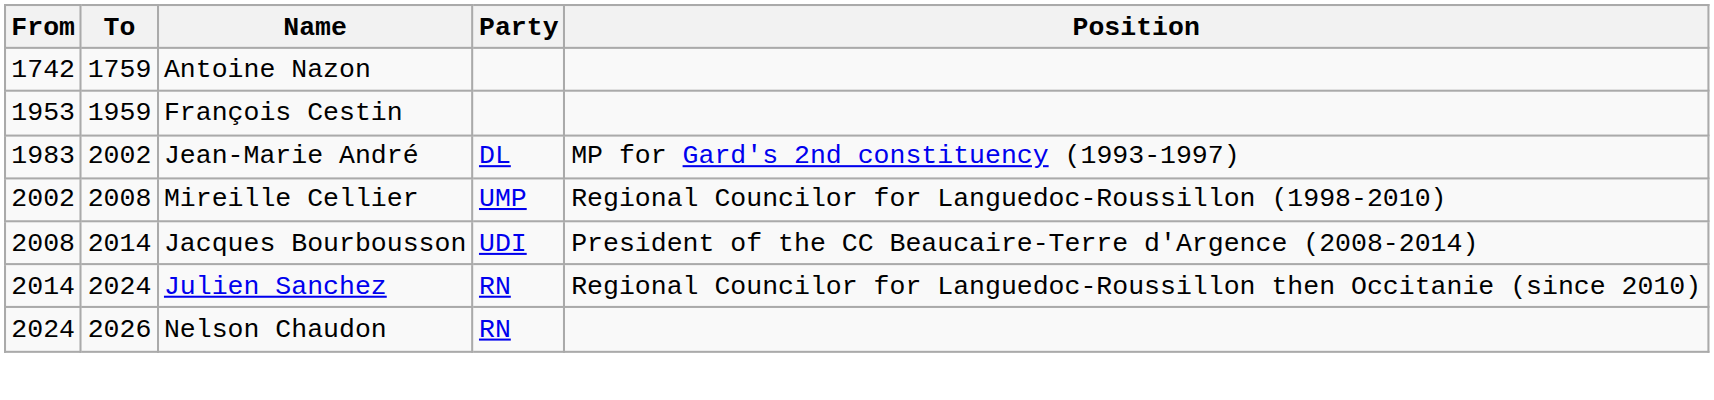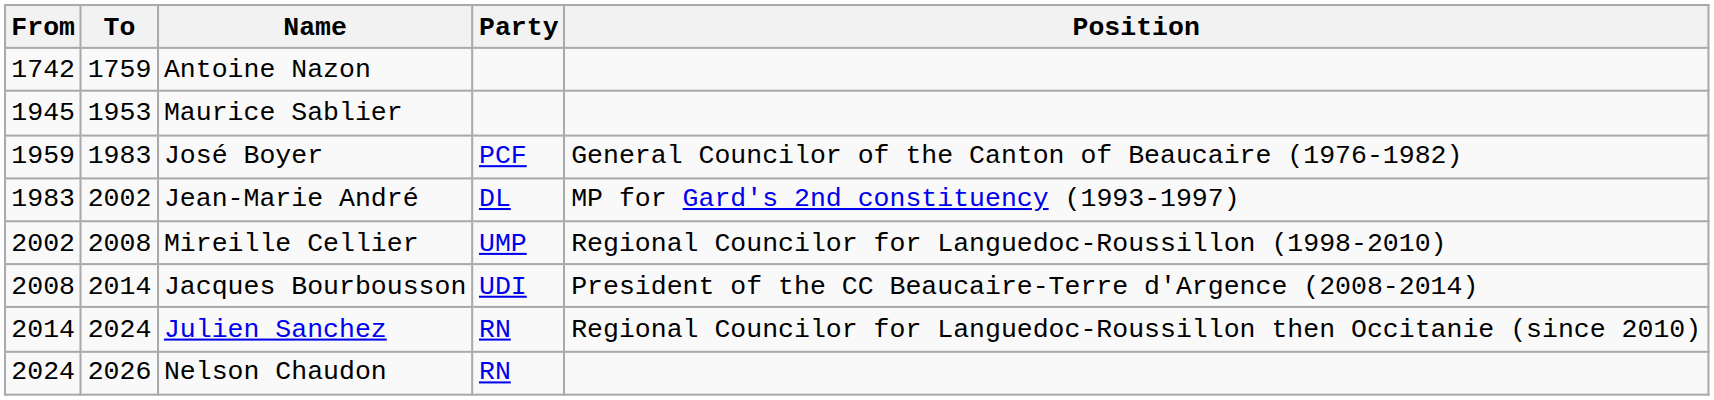+ row: (283, 113)
- row: (283, 113)
+ row: (244, 156)
